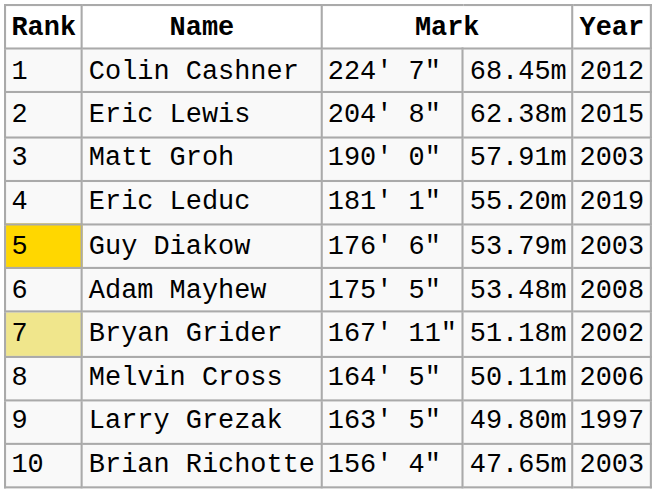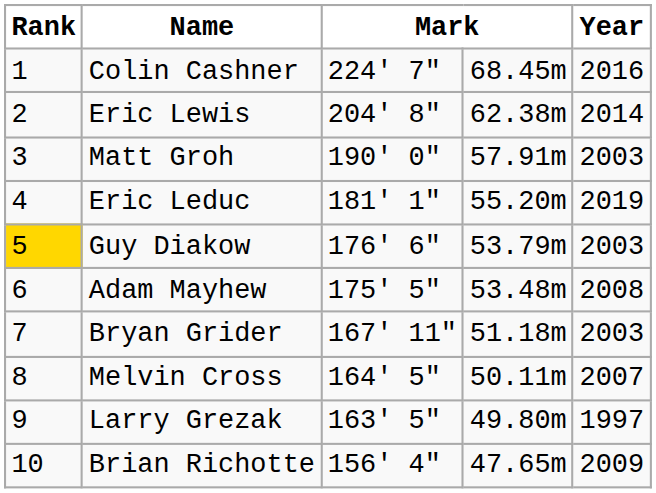(612, 71) 2012 -> (612, 71) 2016
(612, 115) 2015 -> (612, 115) 2014
(20, 334) khaki background -> (20, 334) no background
(612, 334) 2002 -> (612, 334) 2003
(612, 378) 2006 -> (612, 378) 2007
(612, 466) 2003 -> (612, 466) 2009
